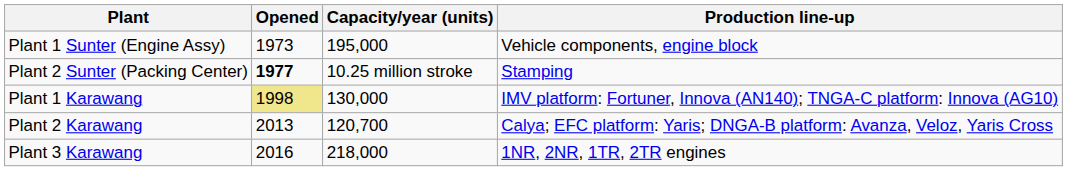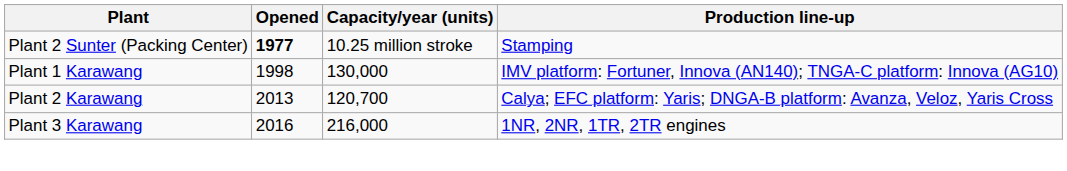- row: (117, 44)
(275, 98) khaki background -> (275, 71) no background
(357, 152) 218,000 -> (357, 125) 216,000
